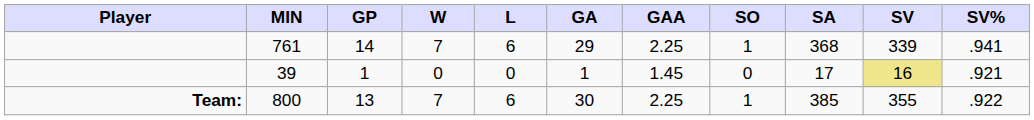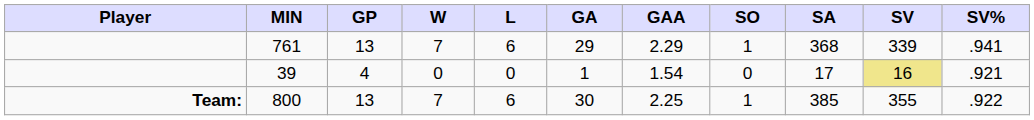(365, 45) 14 -> (365, 45) 13
(666, 45) 2.25 -> (666, 45) 2.29
(365, 73) 1 -> (365, 73) 4
(666, 73) 1.45 -> (666, 73) 1.54
